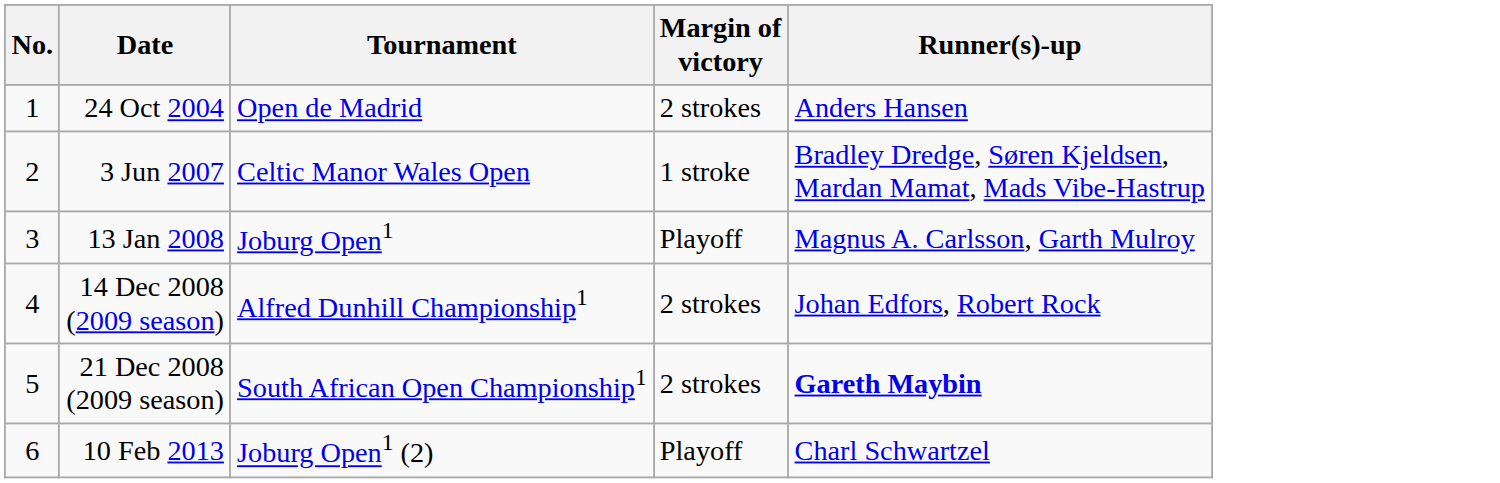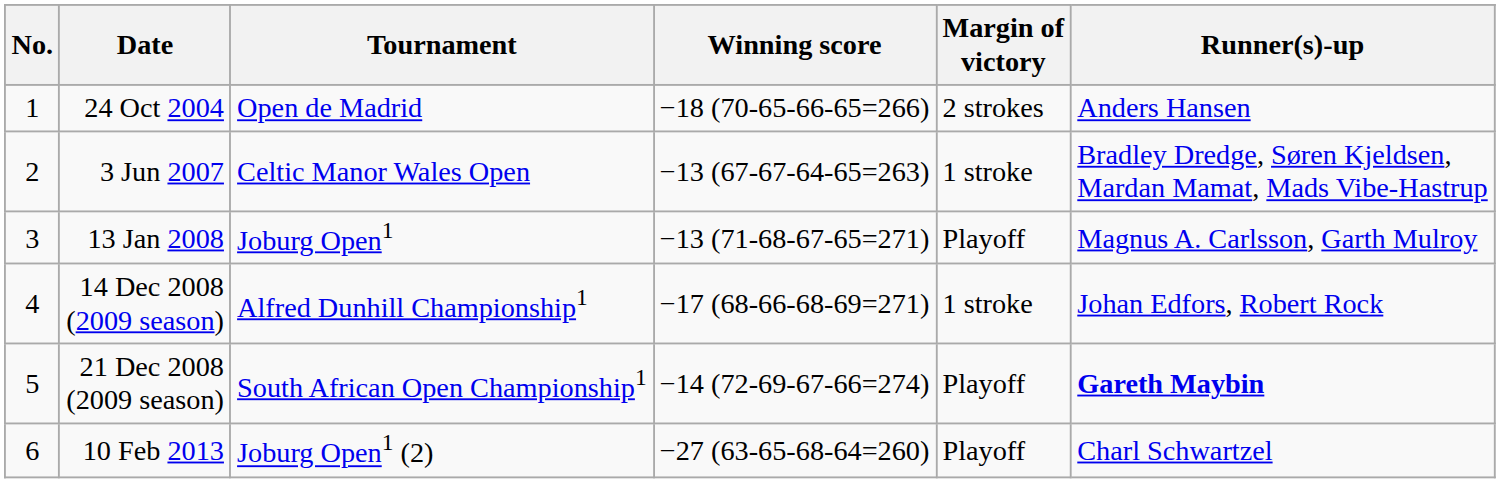+ column: (795, 44)
(710, 303) 2 strokes -> (988, 303) 1 stroke
(710, 383) 2 strokes -> (984, 383) Playoff
